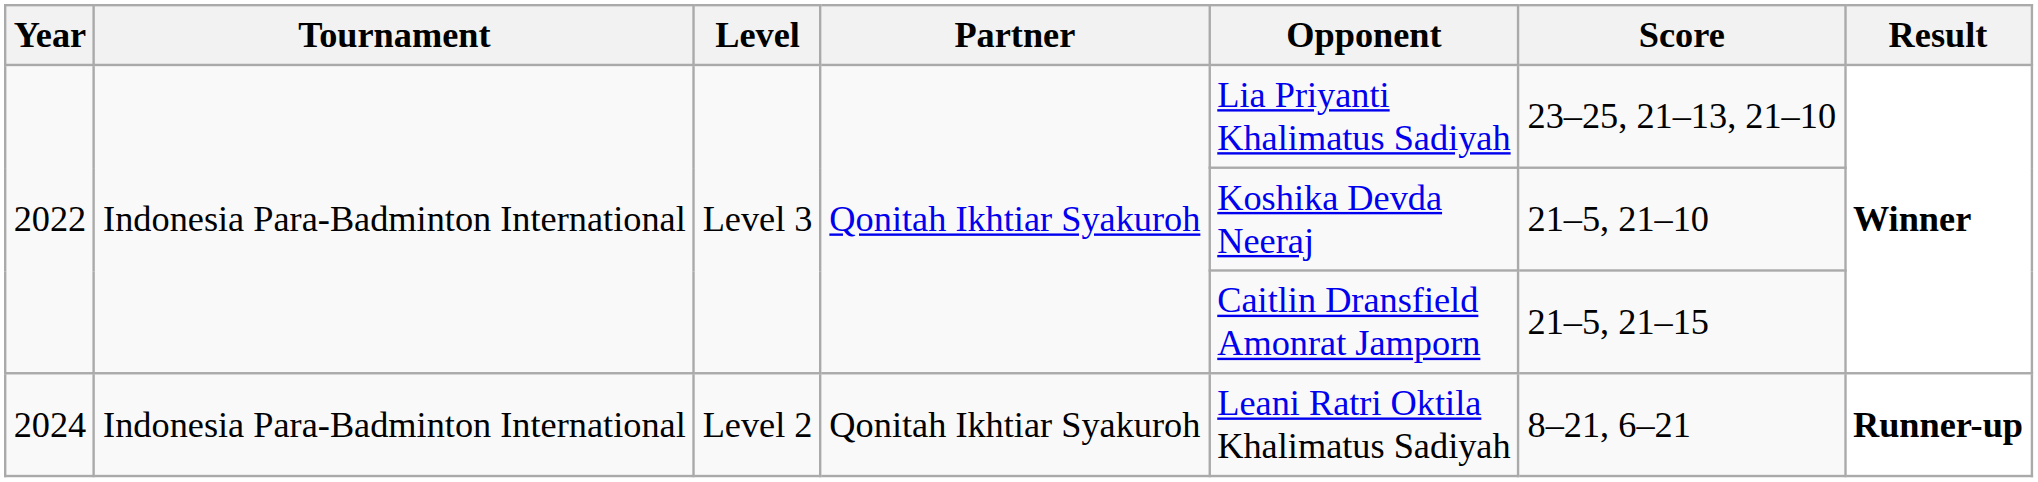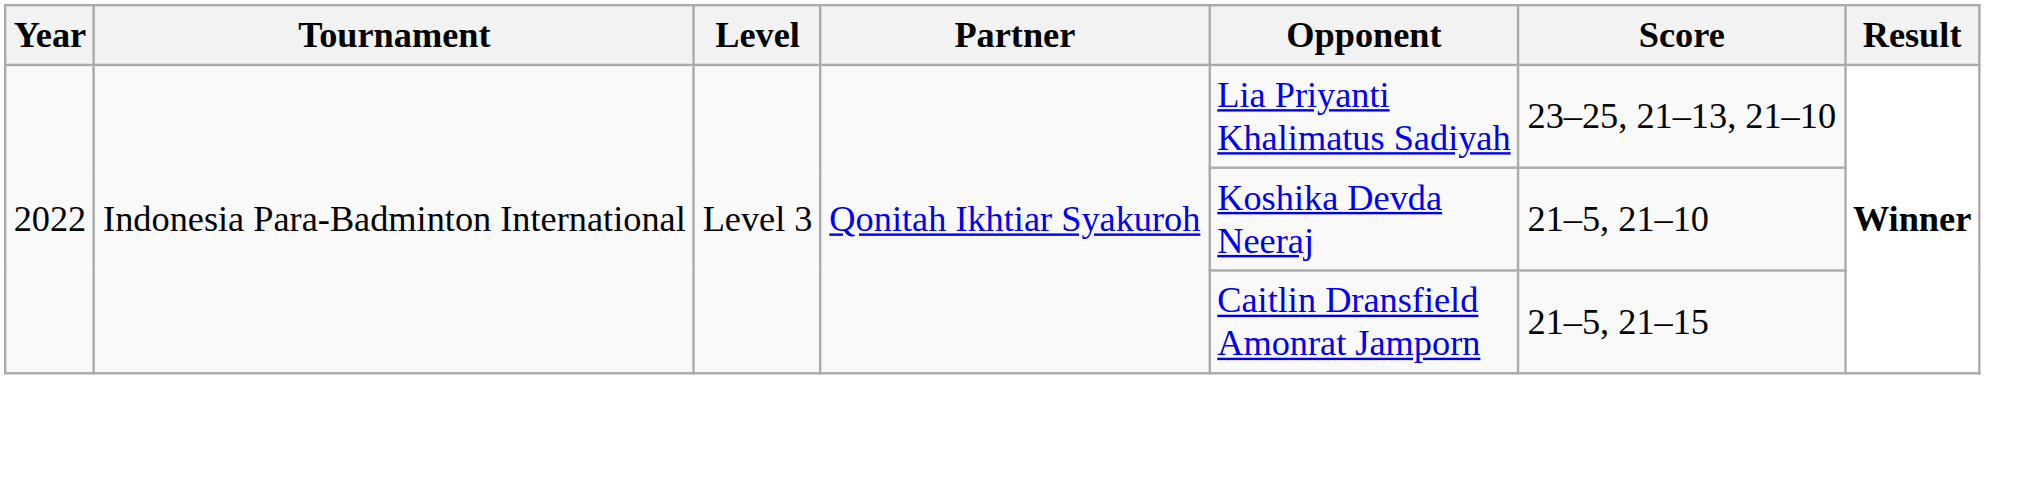- row: (50, 424)
